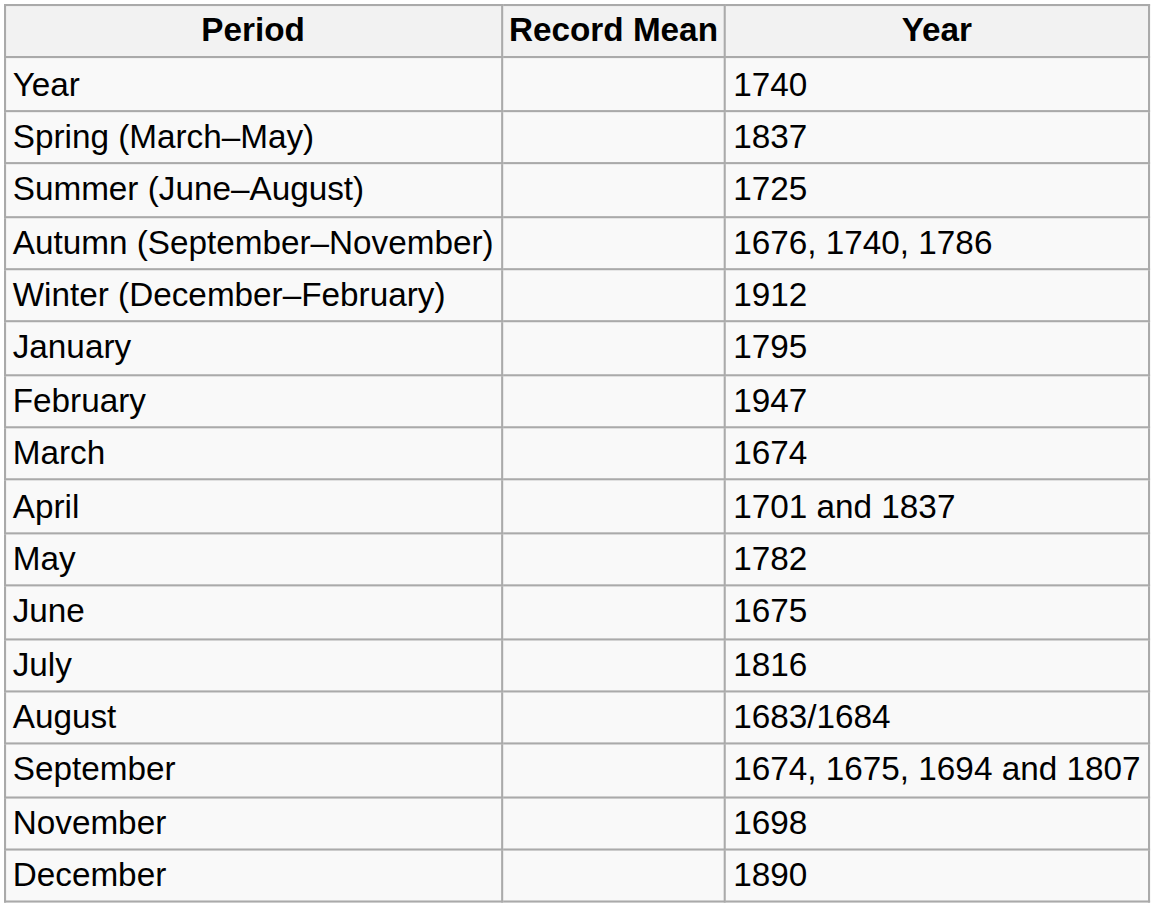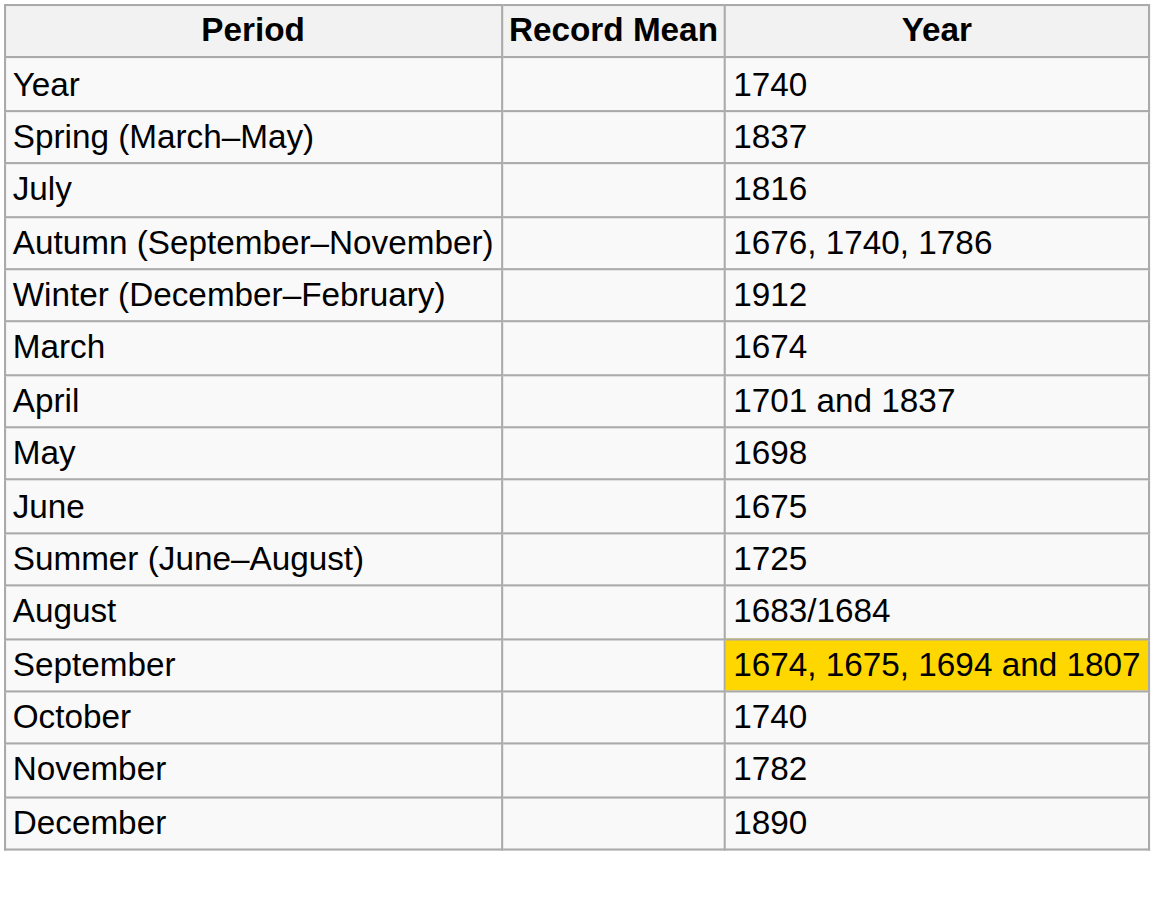rows swapped: (188, 189) <-> (42, 664)
- row: (72, 347)
- row: (79, 400)
(770, 558) 1782 -> (770, 453) 1698
(937, 769) no background -> (937, 664) gold background
+ row: (72, 717)
(770, 822) 1698 -> (770, 769) 1782
